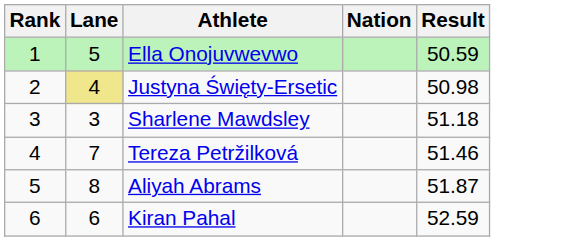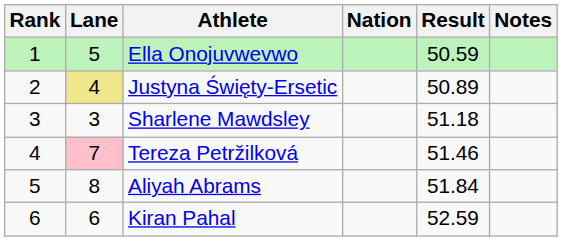+ column: (523, 20)
(453, 86) 50.98 -> (453, 86) 50.89
(94, 152) no background -> (94, 152) pink background
(453, 185) 51.87 -> (453, 185) 51.84
